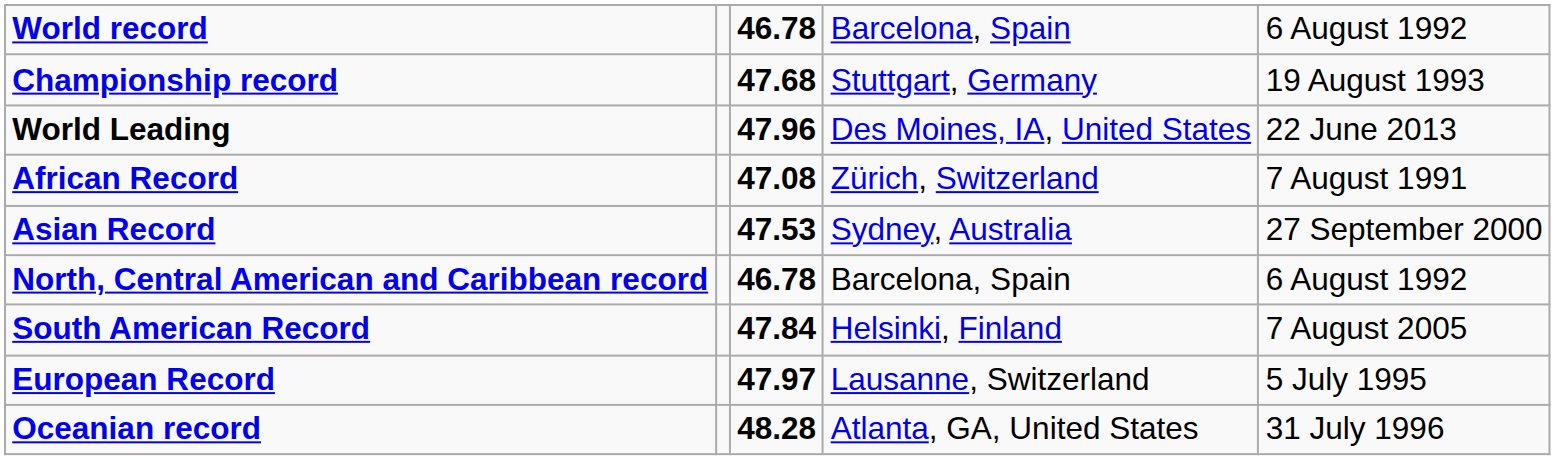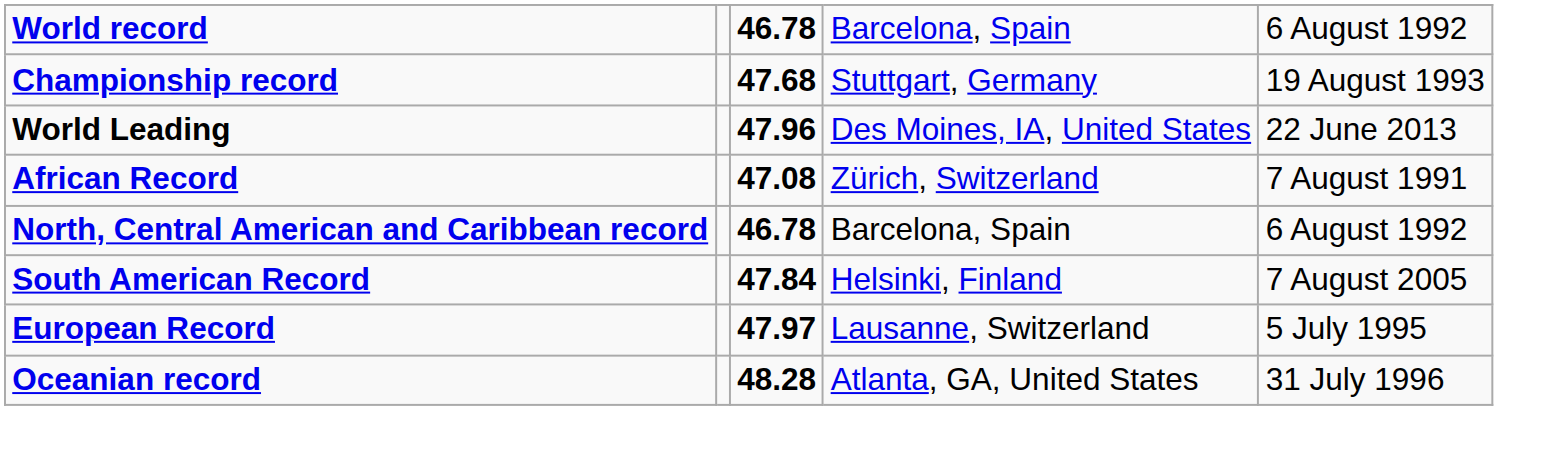- row: (114, 229)
